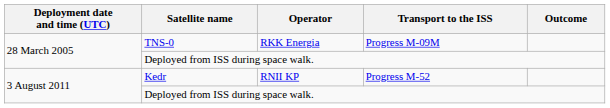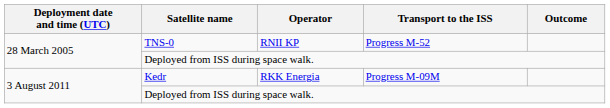(290, 42) RKK Energia -> (280, 42) RNII KP
(403, 42) Progress M-09M -> (398, 42) Progress M-52
(280, 77) RNII KP -> (290, 77) RKK Energia
(398, 77) Progress M-52 -> (403, 77) Progress M-09M
